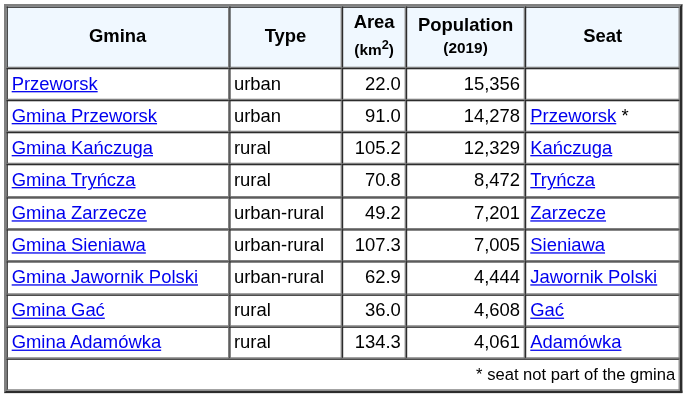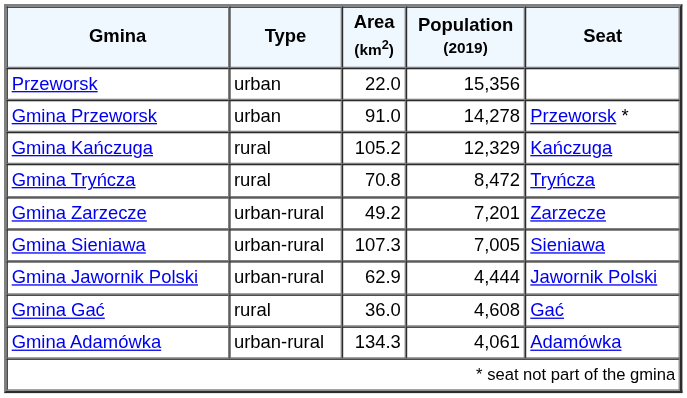(252, 342) rural -> (279, 342) urban-rural
